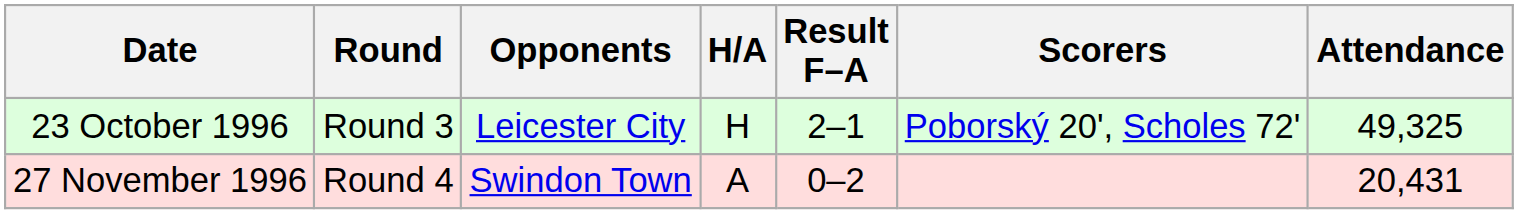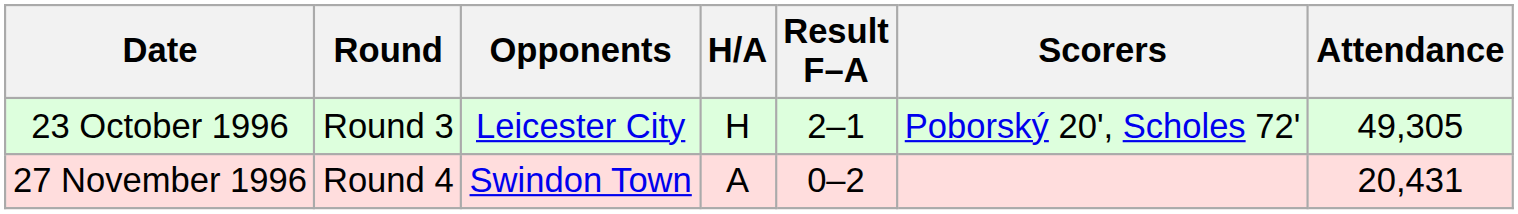(1410, 125) 49,325 -> (1410, 125) 49,305
